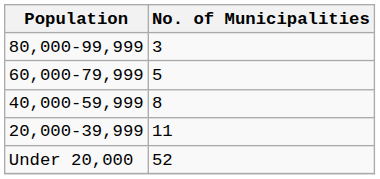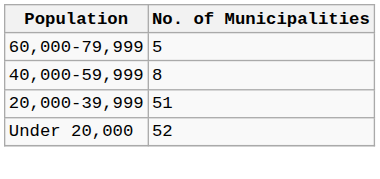- row: (76, 47)
(162, 131) 11 -> (162, 103) 51
